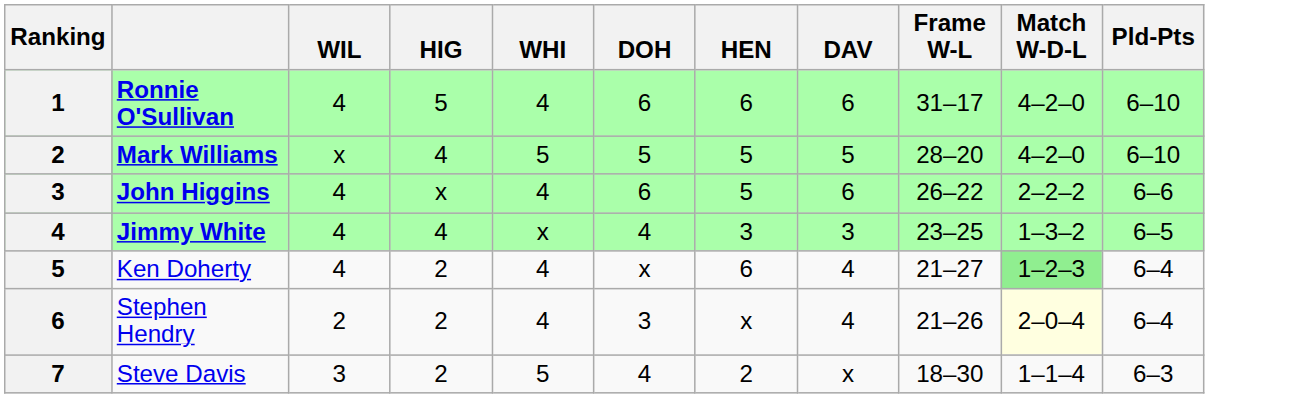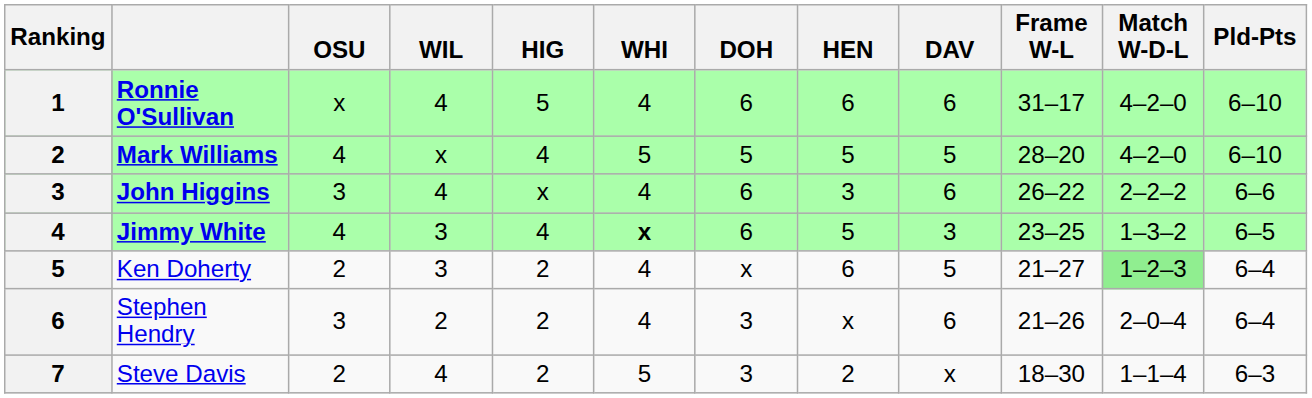+ column: (339, 50)
(746, 192) 5 -> (848, 192) 3
(339, 231) 4 -> (441, 231) 3
(543, 231) normal -> (645, 231) bold
(645, 231) 4 -> (746, 231) 6
(746, 231) 3 -> (848, 231) 5
(339, 269) 4 -> (441, 269) 3
(848, 269) 4 -> (950, 269) 5
(848, 321) 4 -> (950, 321) 6
(1051, 321) lightyellow background -> (1153, 321) no background
(339, 373) 3 -> (441, 373) 4
(645, 373) 4 -> (746, 373) 3
